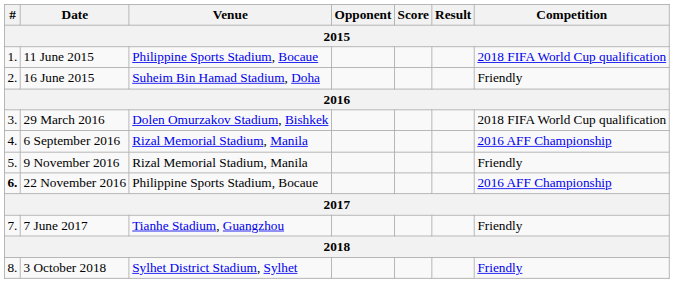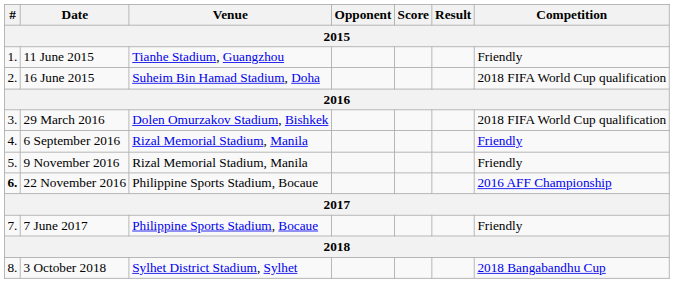(225, 57) Philippine Sports Stadium, Bocaue -> (208, 57) Tianhe Stadium, Guangzhou
(572, 57) 2018 FIFA World Cup qualification -> (500, 57) Friendly
(500, 78) Friendly -> (572, 78) 2018 FIFA World Cup qualification
(545, 141) 2016 AFF Championship -> (500, 141) Friendly
(208, 225) Tianhe Stadium, Guangzhou -> (225, 225) Philippine Sports Stadium, Bocaue
(500, 267) Friendly -> (542, 267) 2018 Bangabandhu Cup
